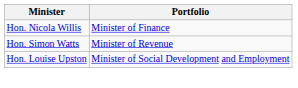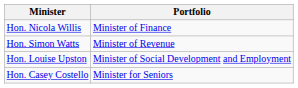+ row: (48, 75)
